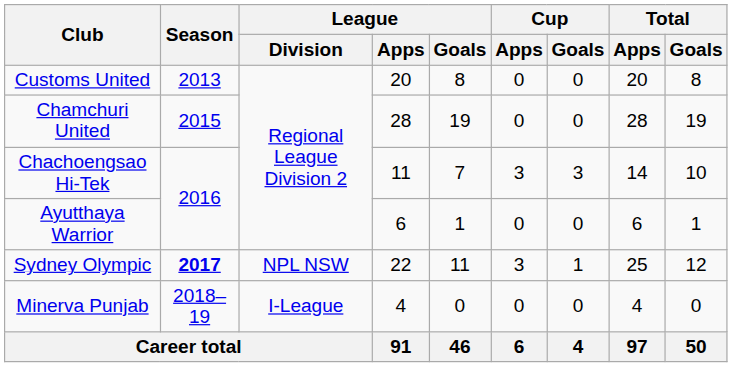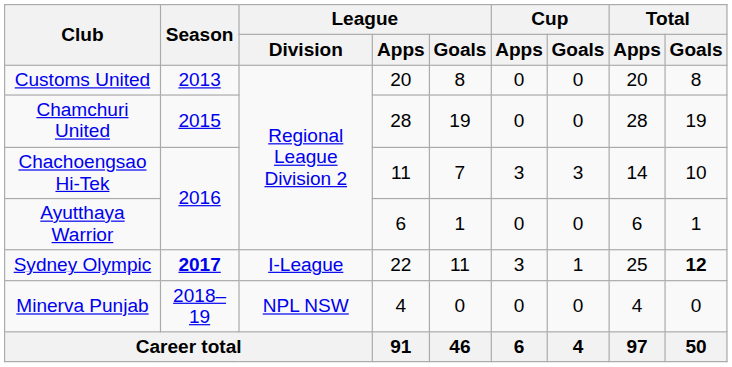(306, 265) NPL NSW -> (306, 265) I-League
(696, 265) normal -> (696, 265) bold
(306, 305) I-League -> (306, 305) NPL NSW
